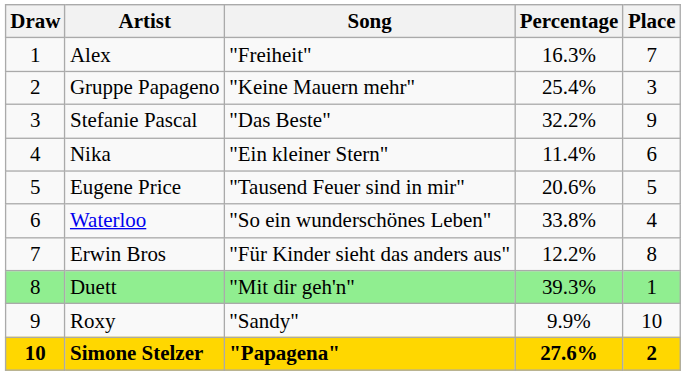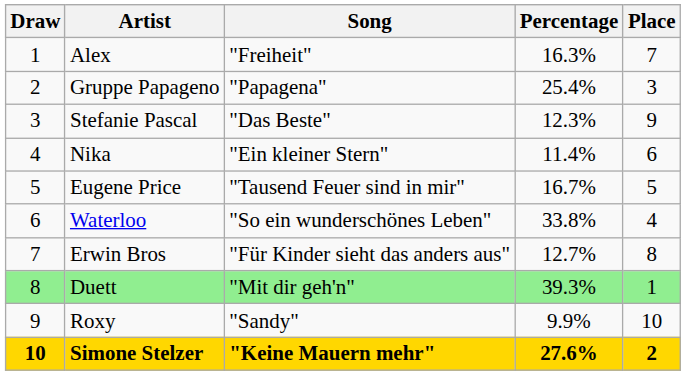(322, 87) "Keine Mauern mehr" -> (278, 87) "Papagena"
(569, 120) 32.2% -> (569, 120) 12.3%
(569, 187) 20.6% -> (569, 187) 16.7%
(569, 253) 12.2% -> (569, 253) 12.7%
(285, 353) "Papagena" -> (332, 353) "Keine Mauern mehr"
